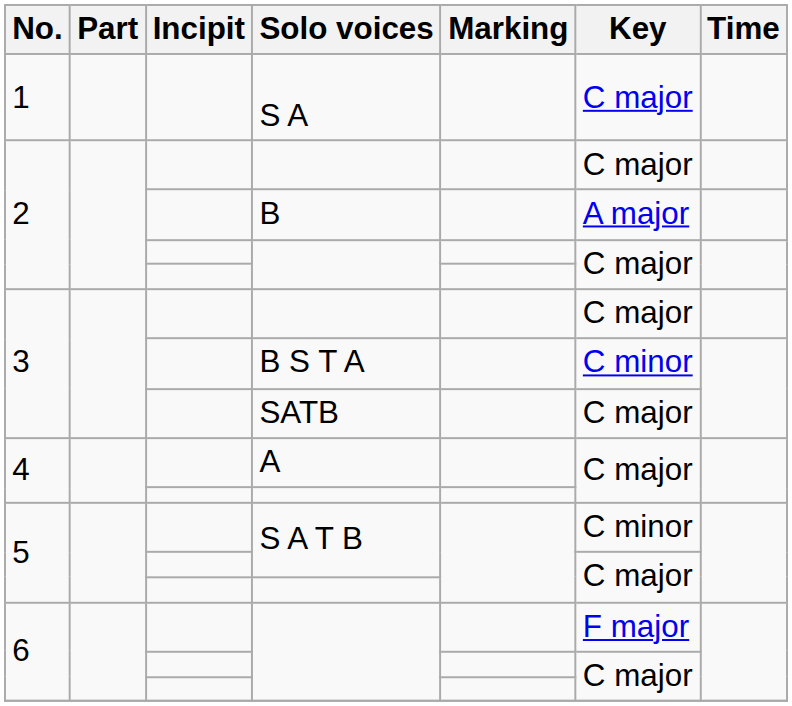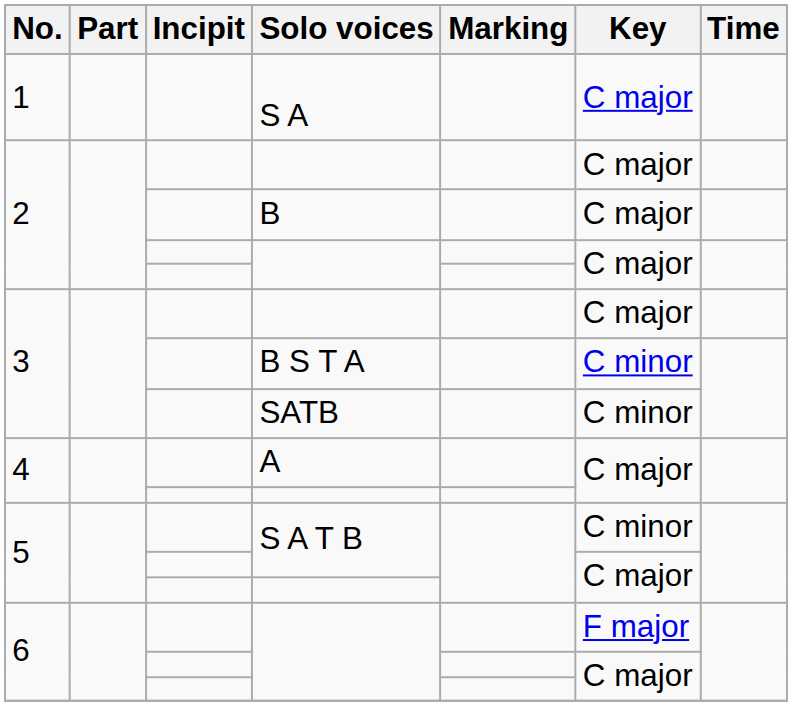(636, 213) A major -> (638, 213) C major
(638, 412) C major -> (638, 412) C minor
